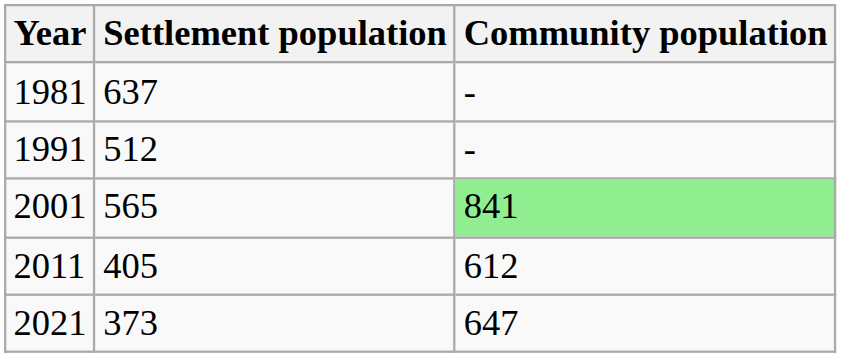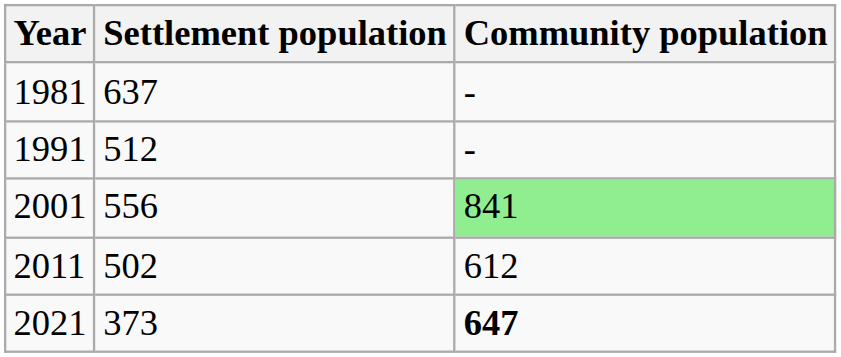(131, 206) 565 -> (131, 206) 556
(131, 264) 405 -> (131, 264) 502
(491, 322) normal -> (491, 322) bold
